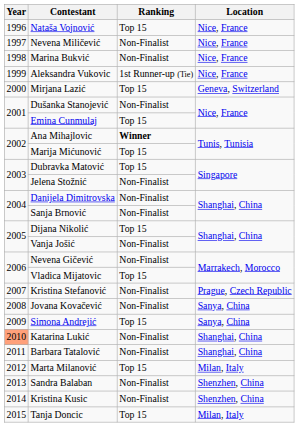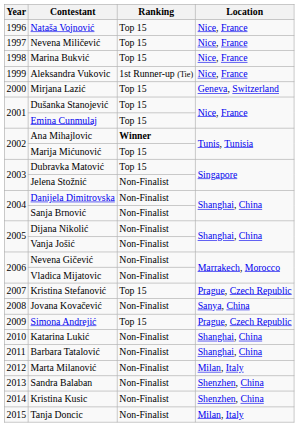(144, 43) Non-Finalist -> (133, 43) Top 15
(144, 58) Non-Finalist -> (133, 58) Top 15
(144, 105) Non-Finalist -> (133, 105) Top 15
(133, 228) Top 15 -> (144, 228) Non-Finalist
(133, 275) Top 15 -> (144, 275) Non-Finalist
(144, 290) Non-Finalist -> (133, 290) Top 15
(224, 321) Sanya, China -> (245, 321) Prague, Czech Republic
(16, 337) lightsalmon background -> (16, 337) no background
(133, 368) Top 15 -> (144, 368) Non-Finalist
(133, 414) Top 15 -> (144, 414) Non-Finalist
